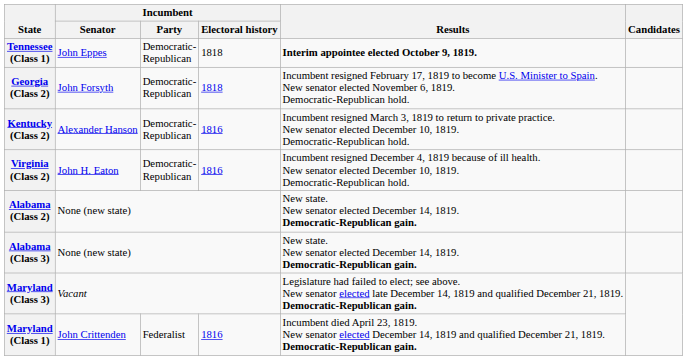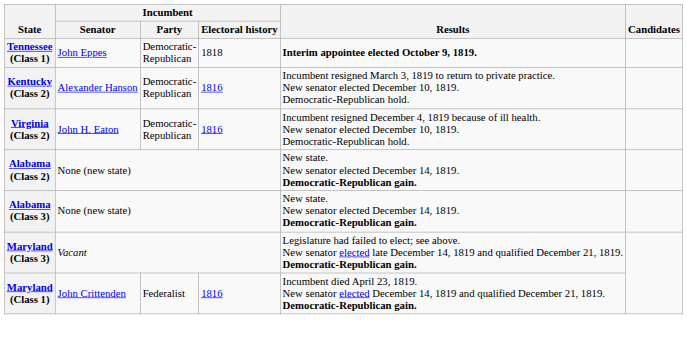- row: (30, 88)
